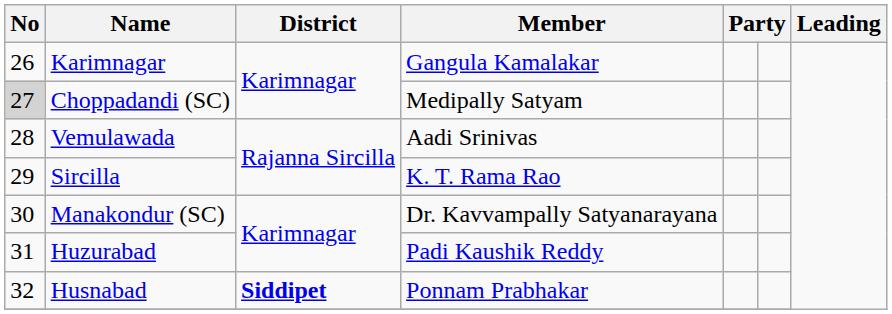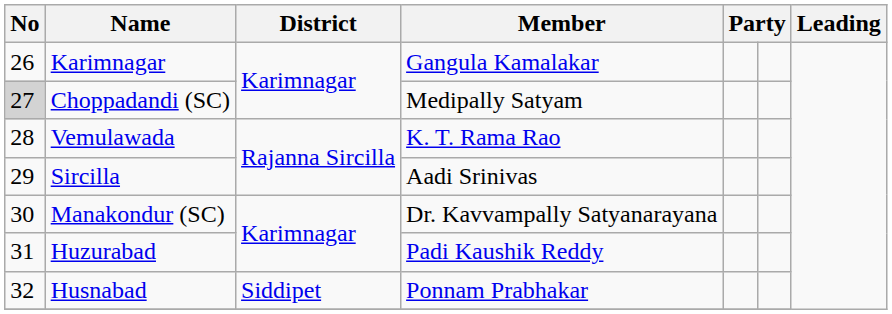(472, 137) Aadi Srinivas -> (483, 137) K. T. Rama Rao
(483, 175) K. T. Rama Rao -> (472, 175) Aadi Srinivas
(284, 289) bold -> (281, 289) normal
